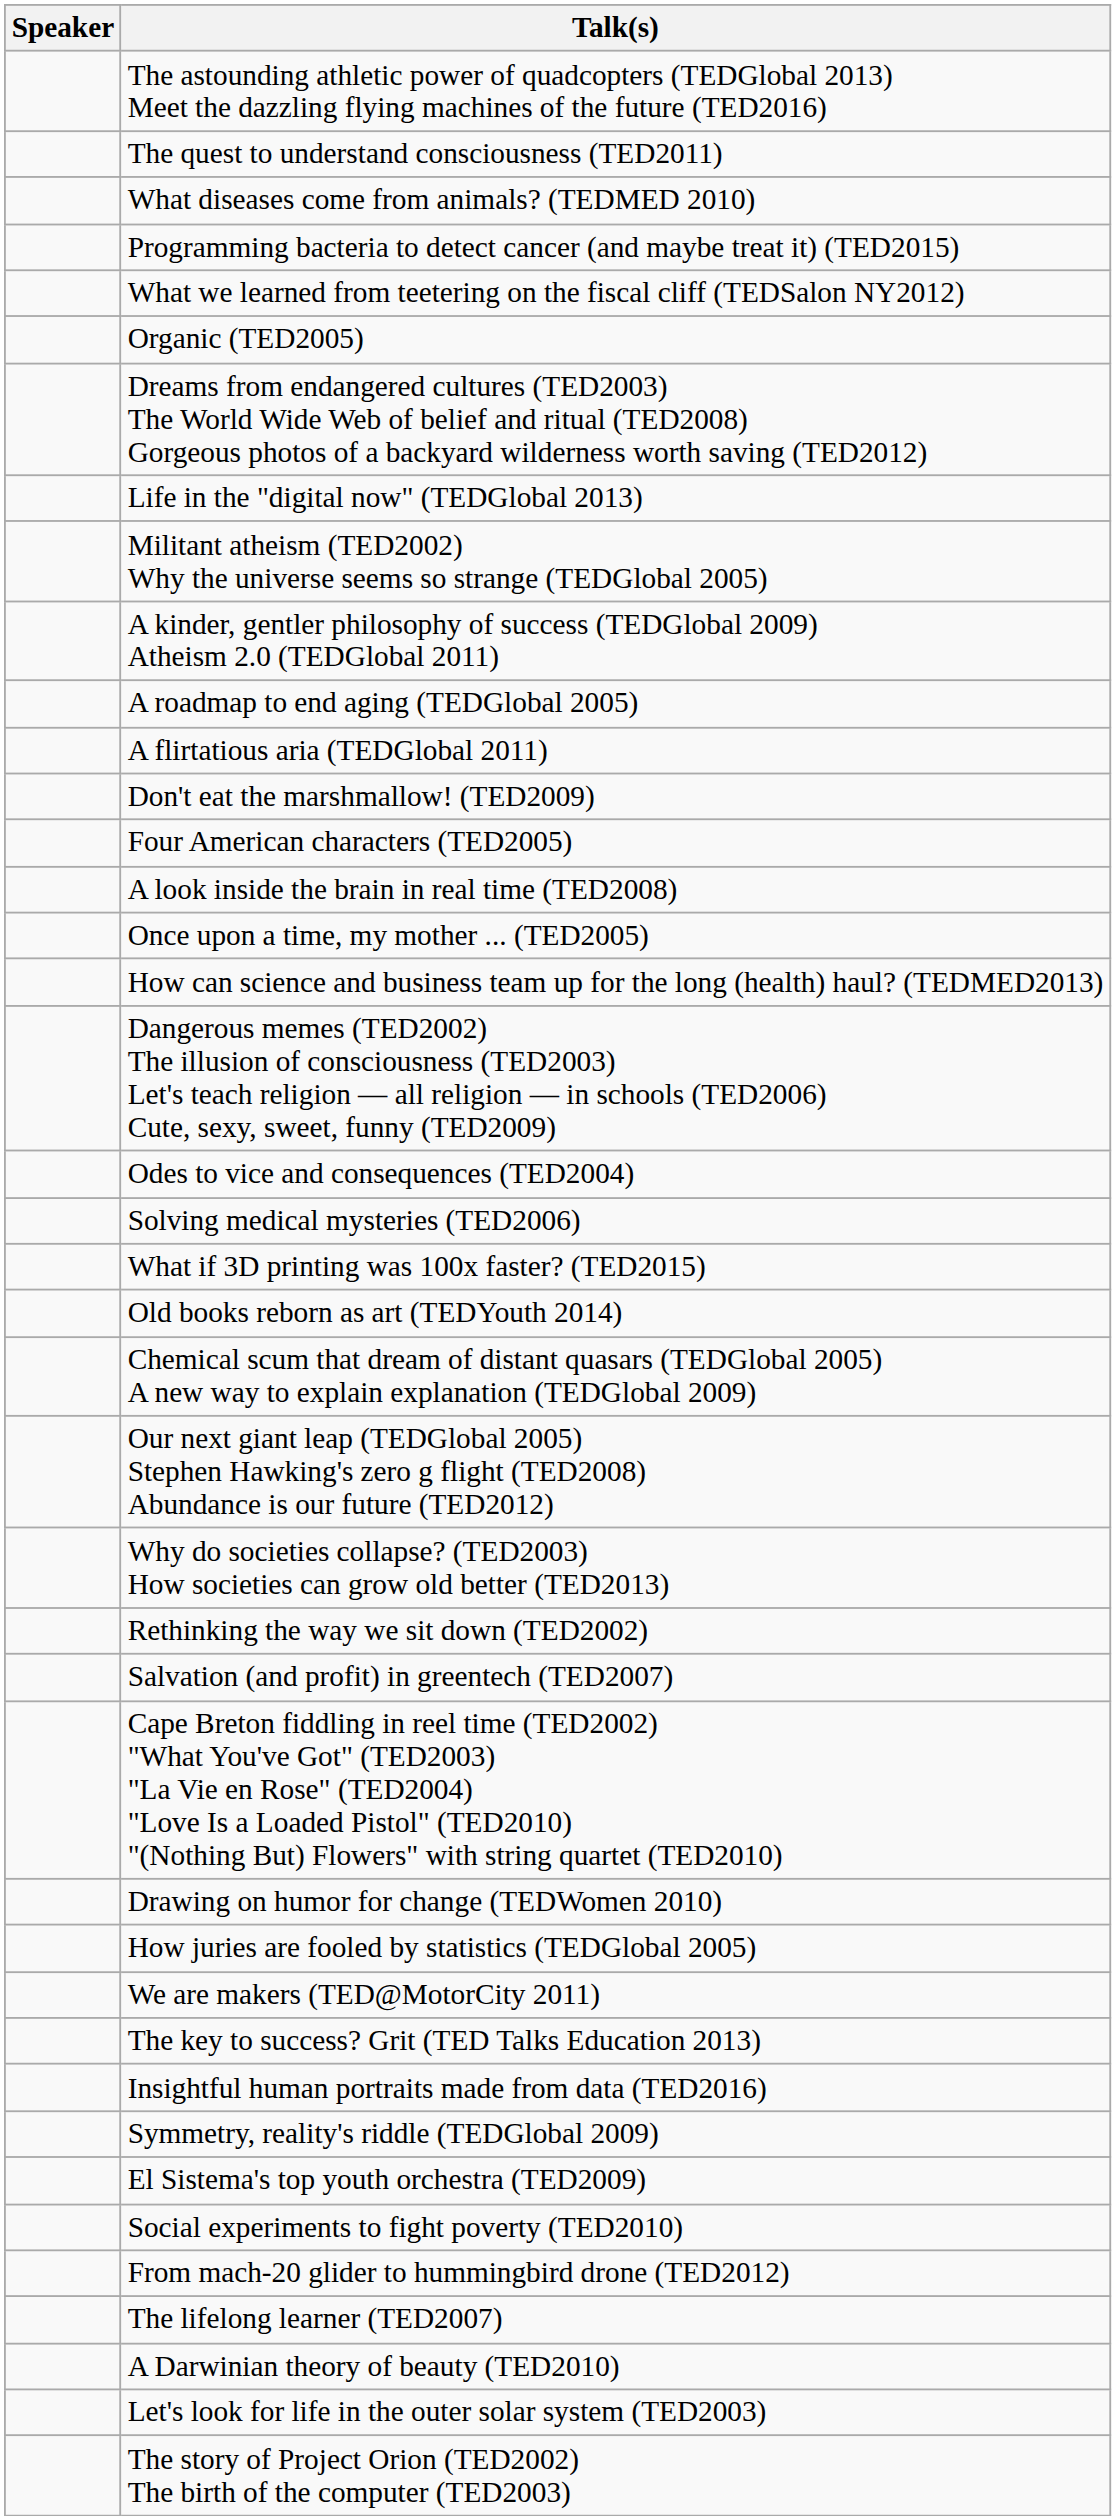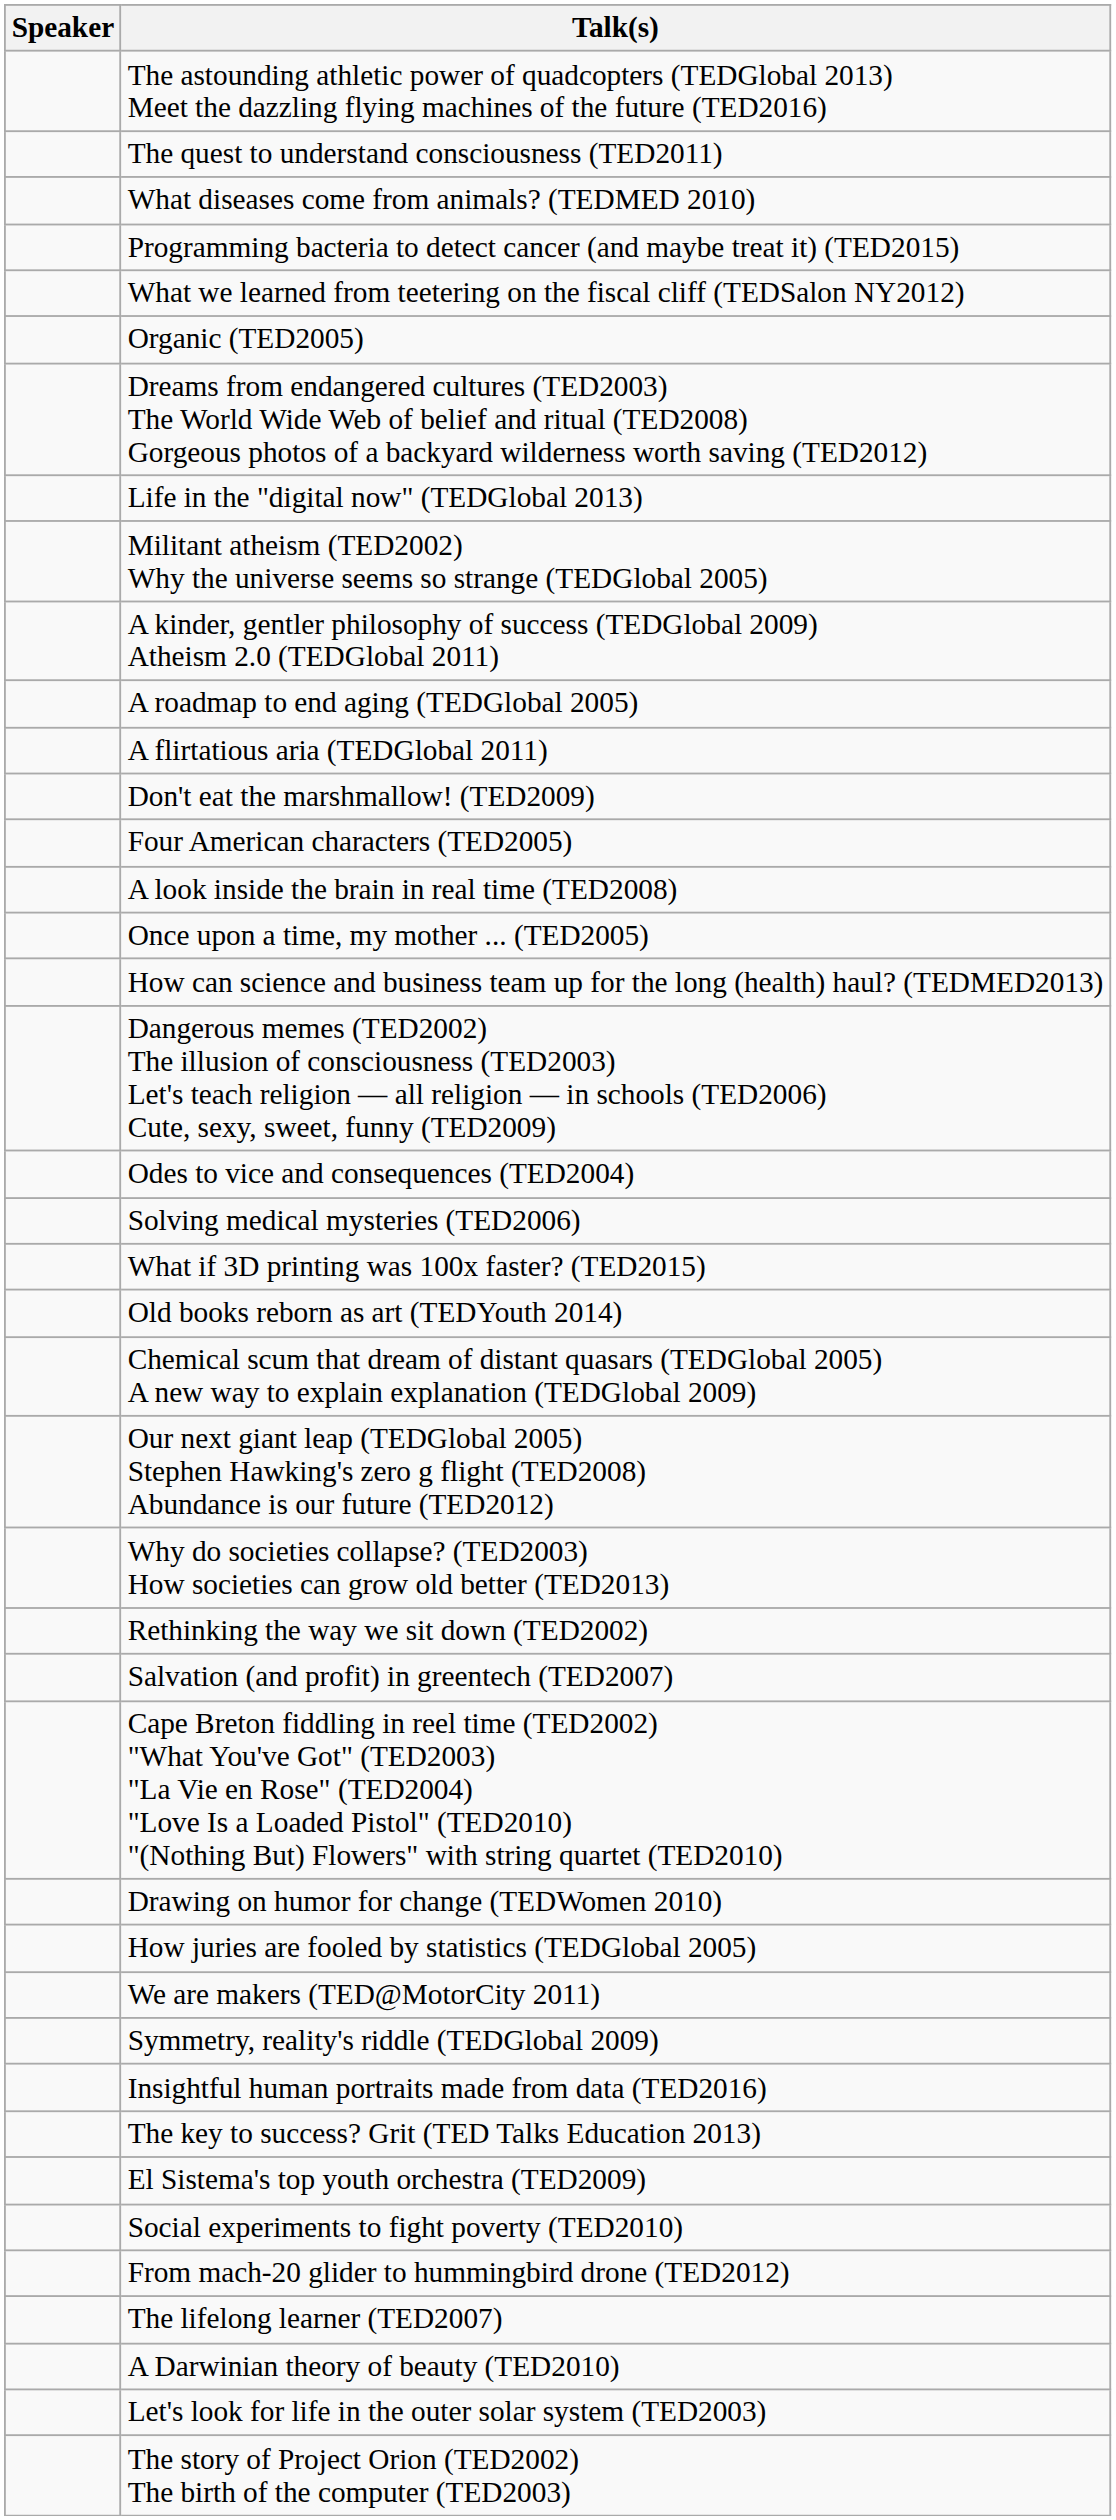rows swapped: (393, 2133) <-> (444, 2040)
